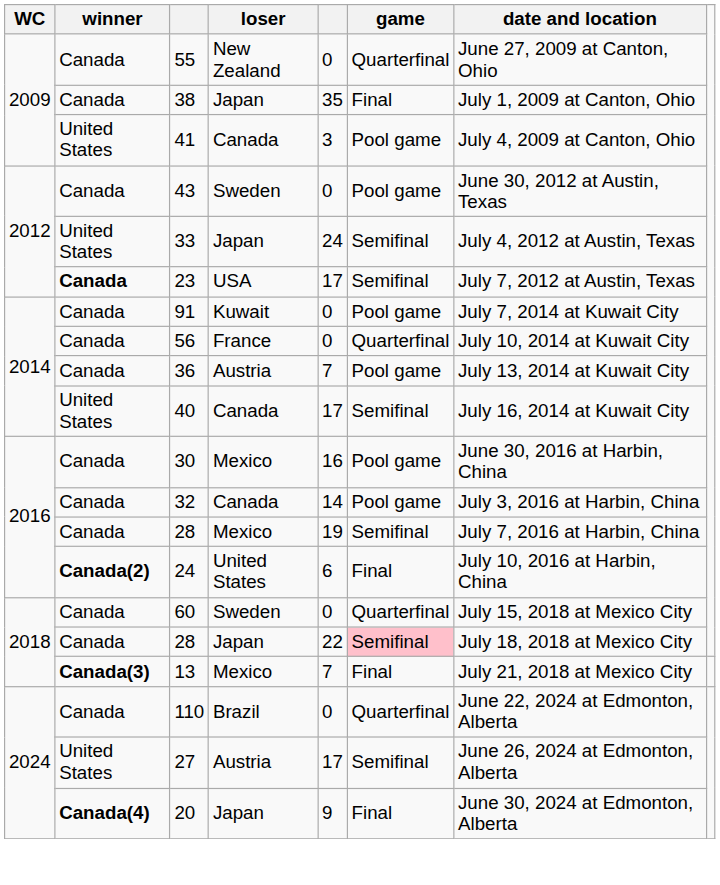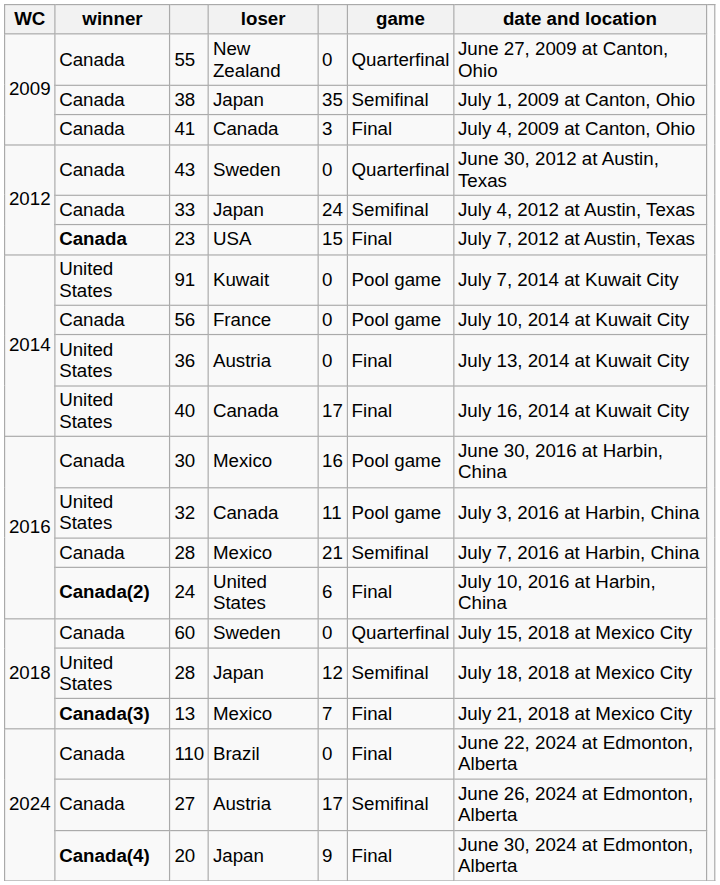(372, 99) Final -> (390, 99) Semifinal
(86, 140) United States -> (92, 129) Canada
(396, 140) Pool game -> (372, 129) Final
(396, 190) Pool game -> (400, 169) Quarterfinal
(86, 241) United States -> (92, 209) Canada
(333, 281) 17 -> (333, 239) 15
(390, 281) Semifinal -> (372, 239) Final
(92, 311) Canada -> (86, 279) United States
(400, 341) Quarterfinal -> (396, 320) Pool game
(92, 370) Canada -> (86, 360) United States
(327, 370) 7 -> (327, 360) 0
(396, 370) Pool game -> (372, 360) Final
(390, 411) Semifinal -> (372, 411) Final
(92, 501) Canada -> (86, 512) United States
(333, 501) 14 -> (332, 512) 11
(333, 531) 19 -> (333, 552) 21
(92, 641) Canada -> (86, 673) United States
(333, 641) 22 -> (333, 673) 12
(390, 641) pink background -> (390, 673) no background
(400, 711) Quarterfinal -> (372, 753) Final
(86, 762) United States -> (92, 804) Canada
